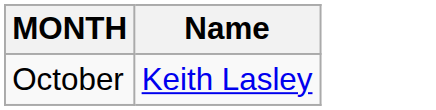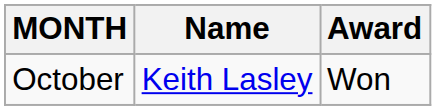+ column: (375, 29)
